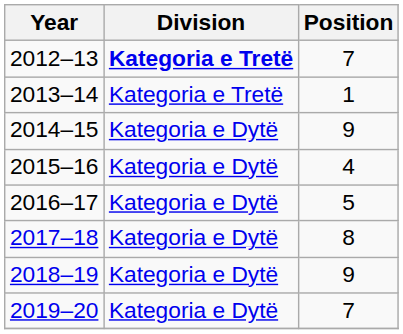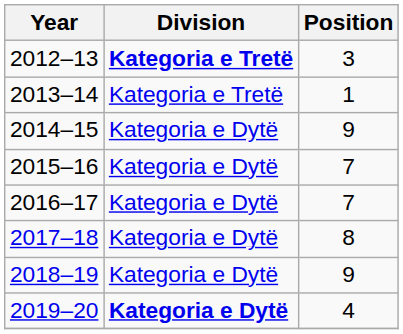(349, 58) 7 -> (349, 58) 3
(349, 166) 4 -> (349, 166) 7
(349, 202) 5 -> (349, 202) 7
(194, 310) normal -> (199, 310) bold
(349, 310) 7 -> (349, 310) 4
